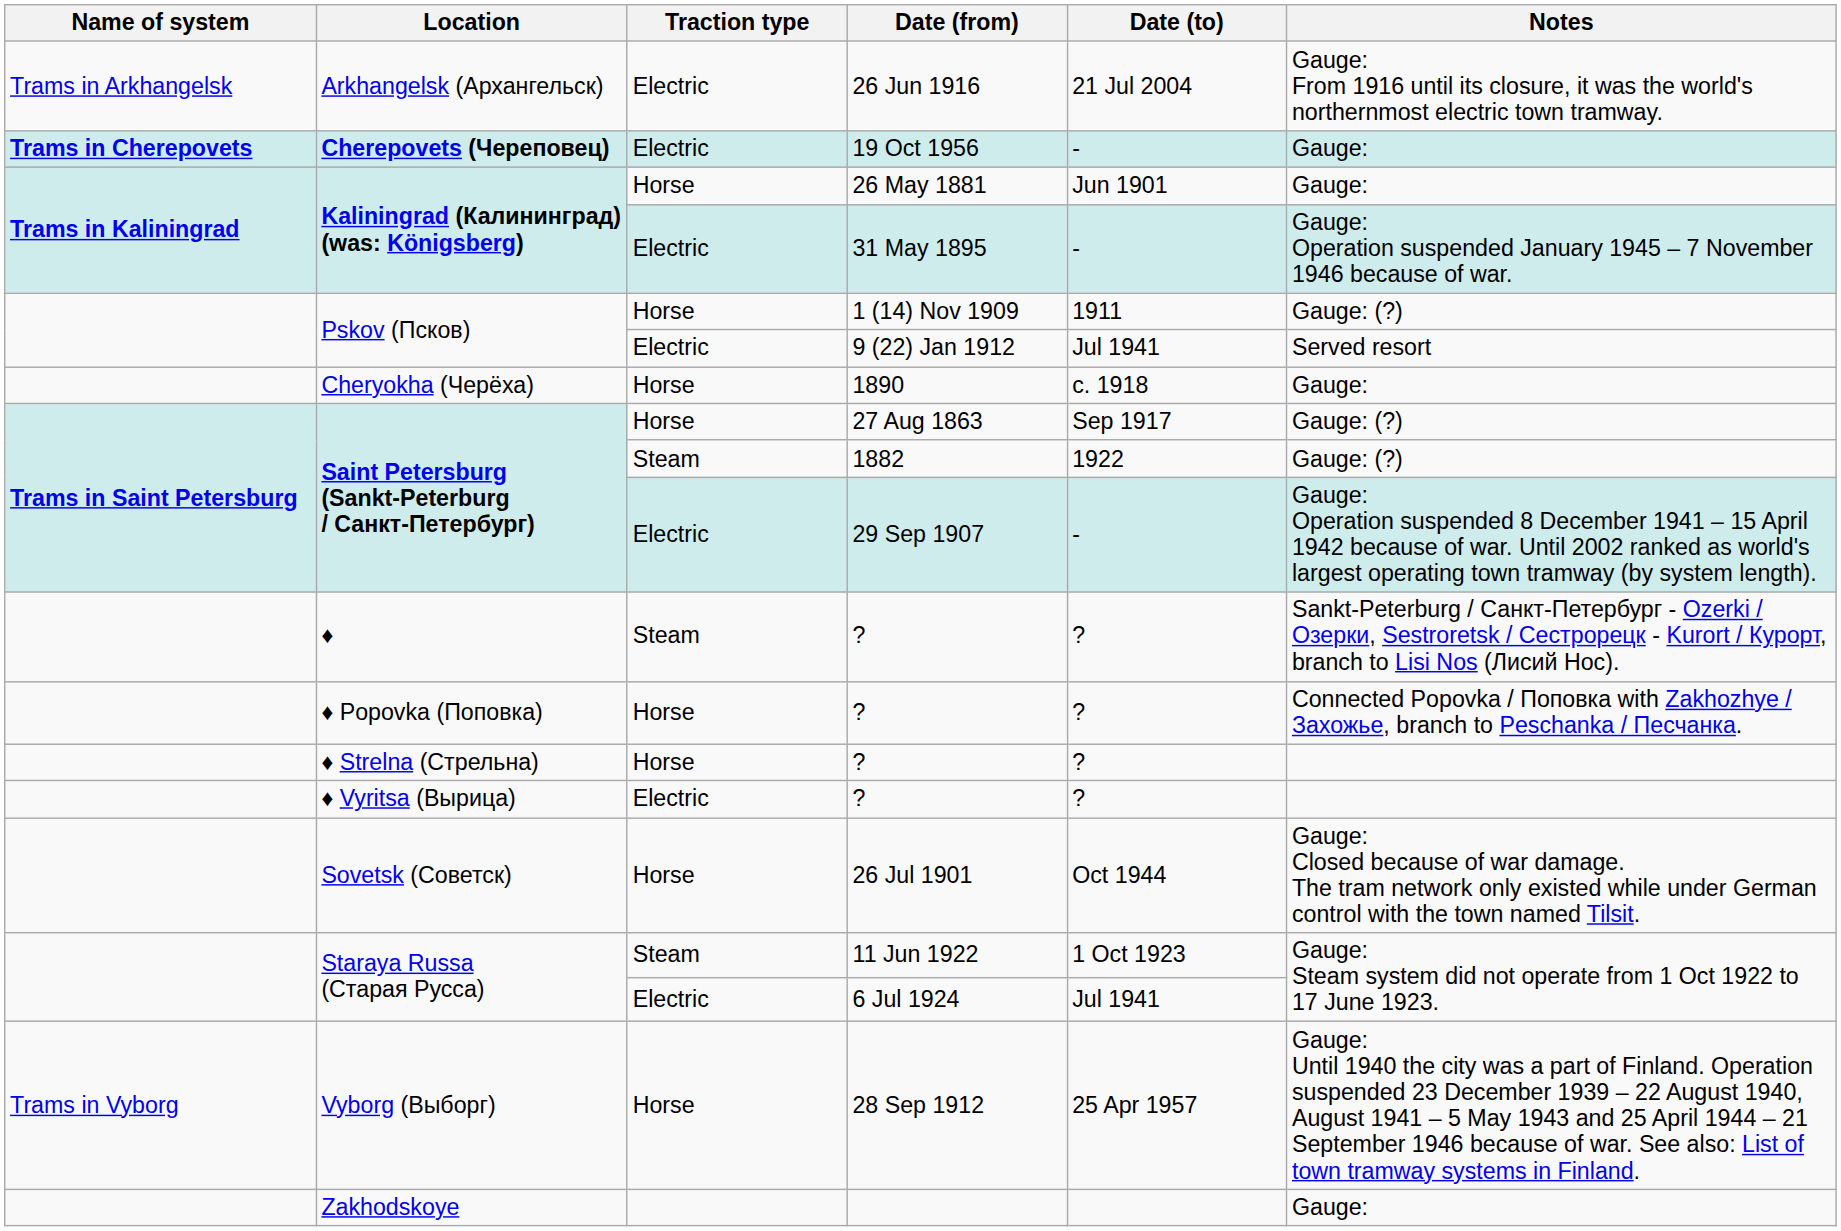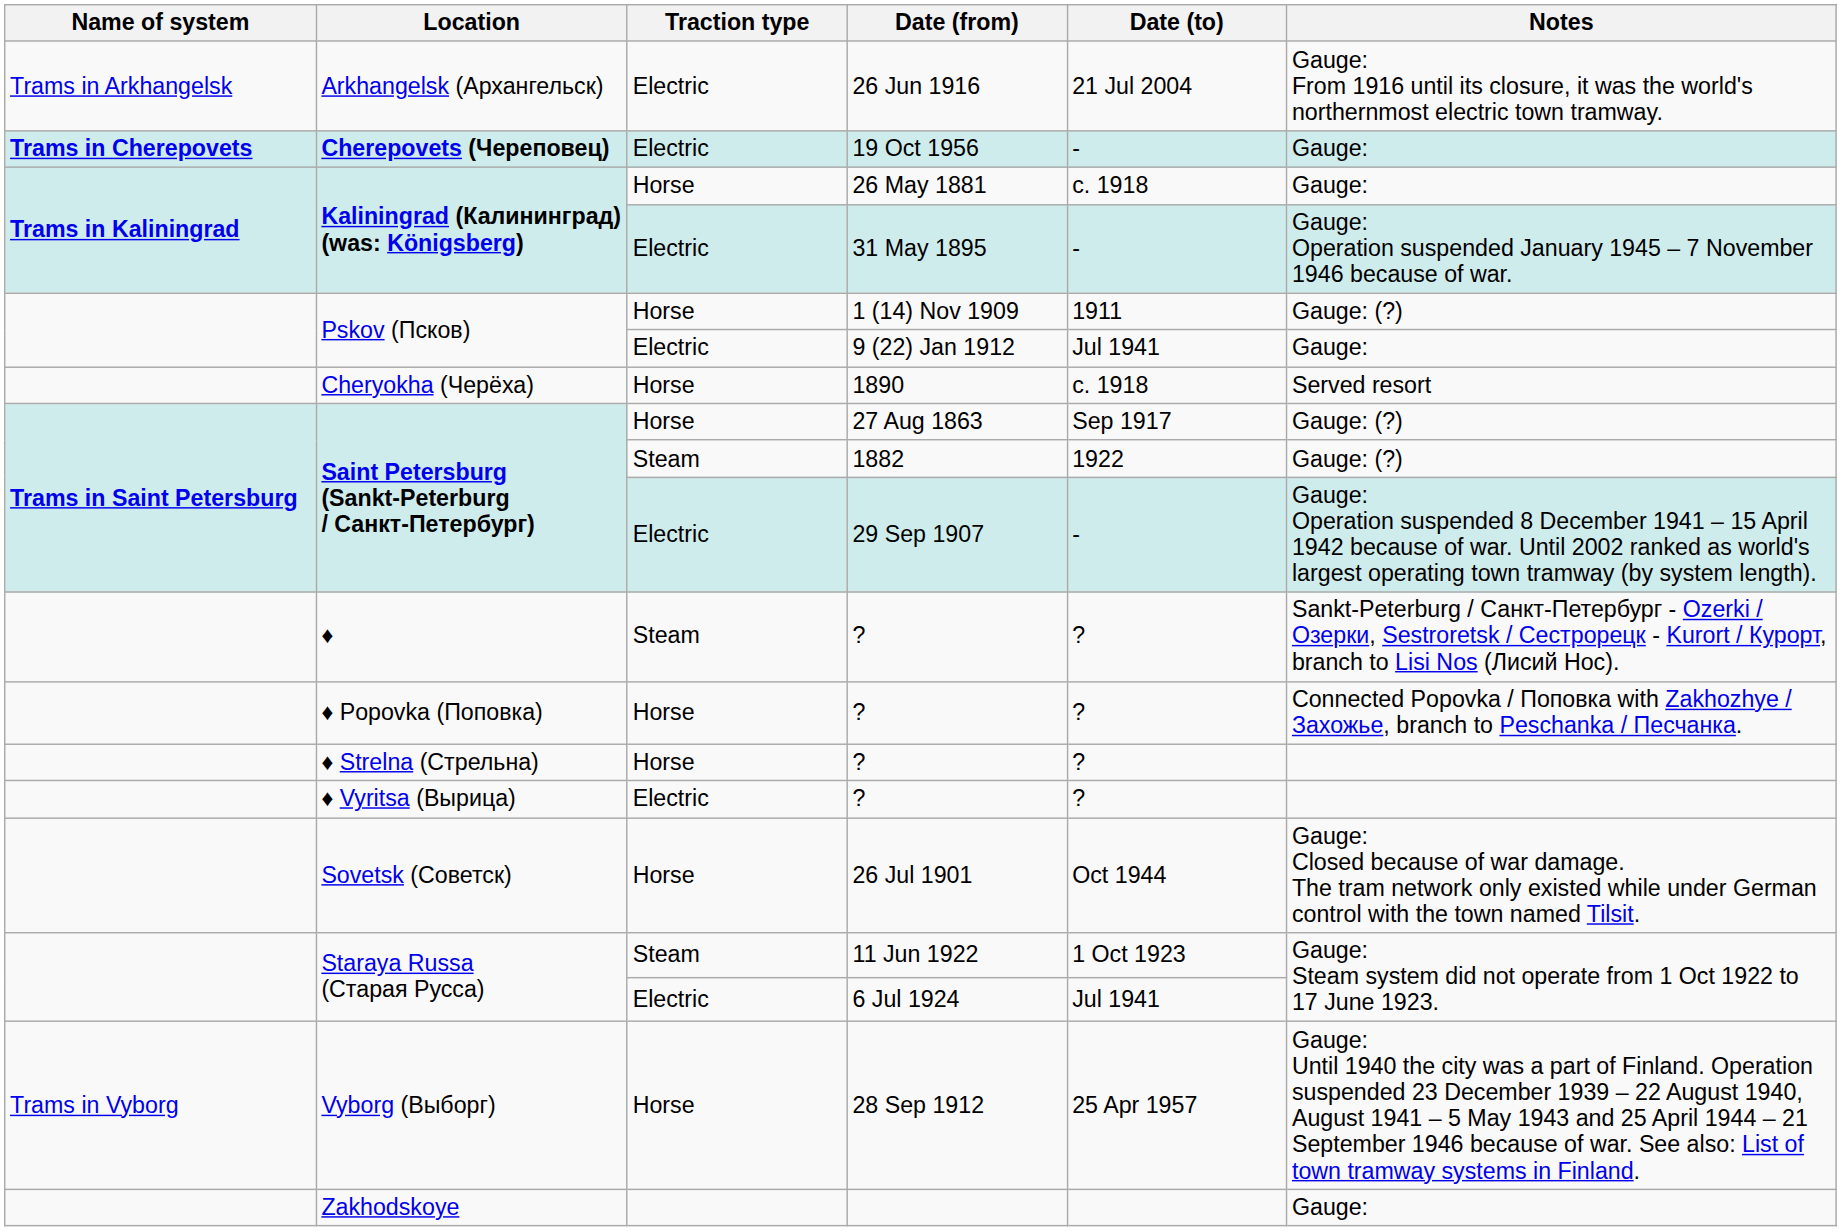(1120, 185) Jun 1901 -> (1110, 185) c. 1918
(1362, 348) Served resort -> (1330, 348) Gauge:
(1330, 384) Gauge: -> (1362, 384) Served resort
